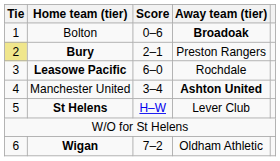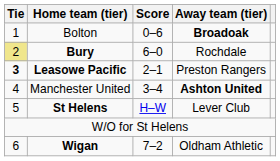(153, 51) 2–1 -> (153, 51) 6–0
(221, 51) Preston Rangers -> (221, 51) Rochdale
(16, 70) normal -> (16, 70) bold
(153, 70) 6–0 -> (153, 70) 2–1
(221, 70) Rochdale -> (221, 70) Preston Rangers
